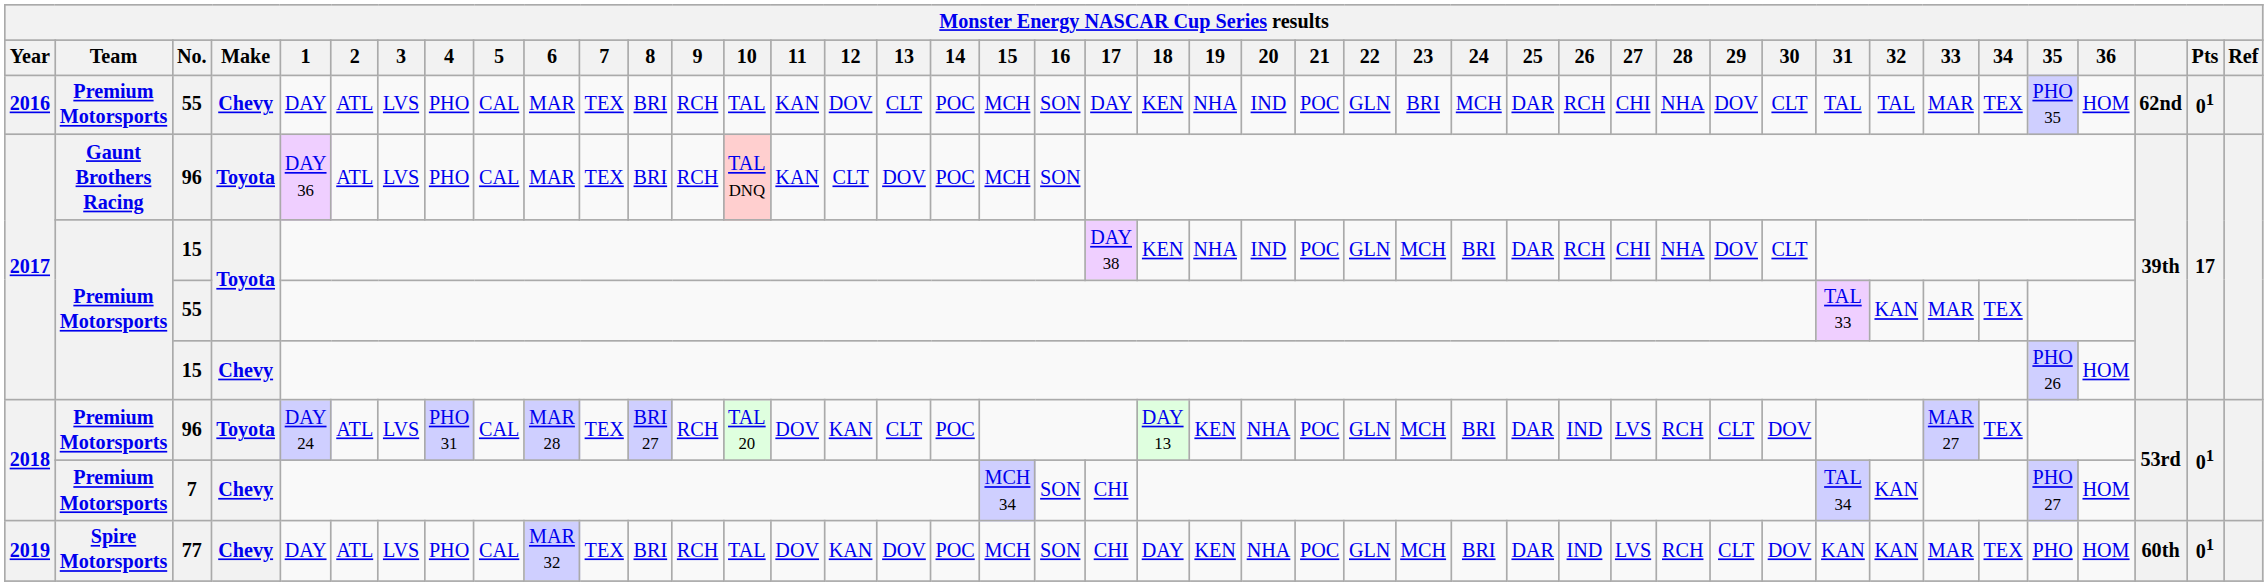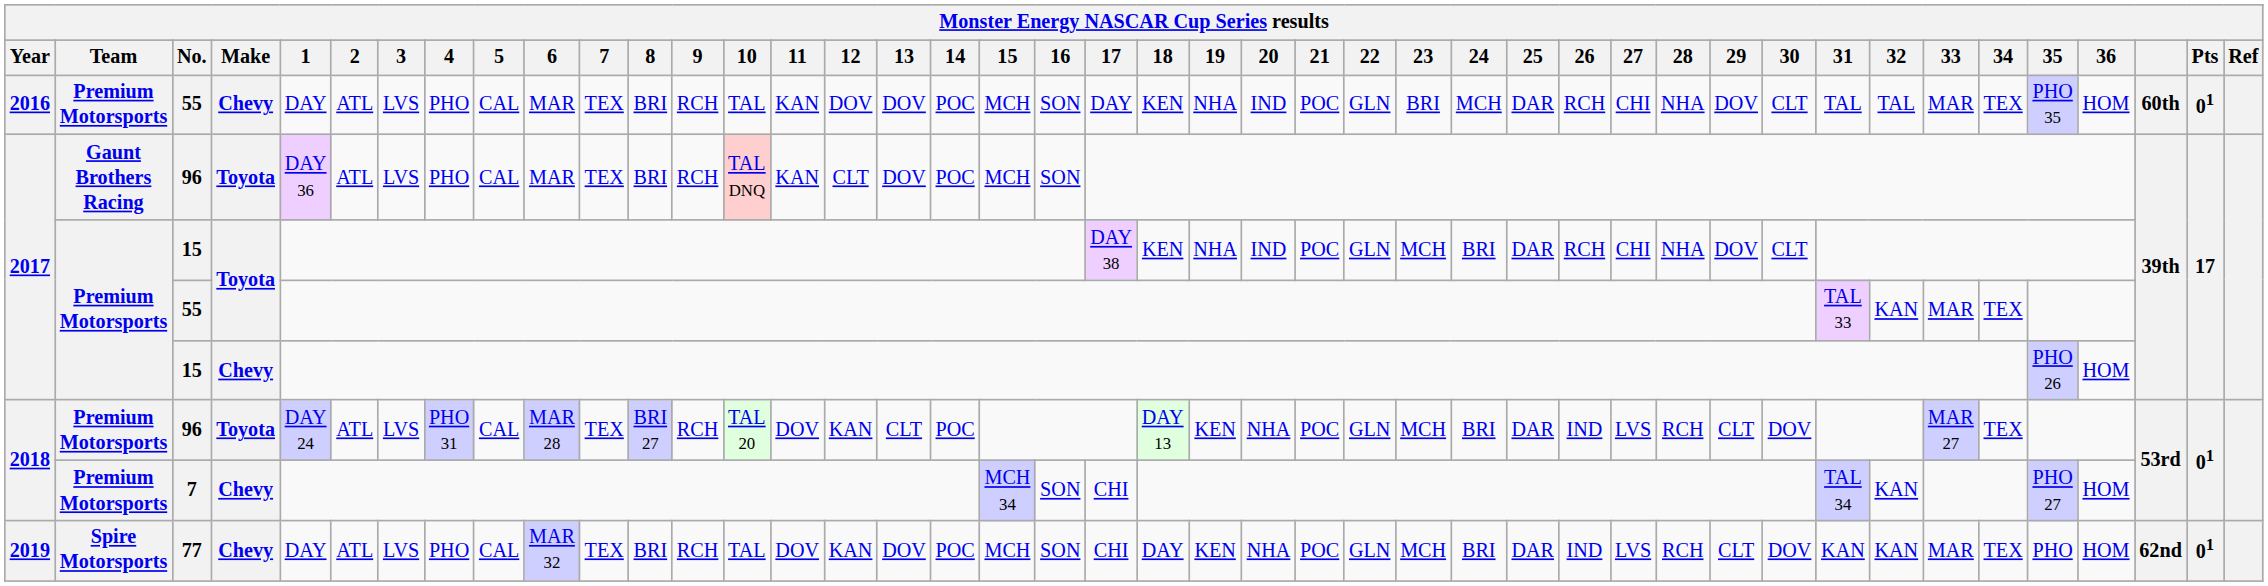(904, 104) CLT -> (904, 104) DOV
(2161, 104) 62nd -> (2161, 104) 60th
(2161, 550) 60th -> (2161, 550) 62nd
